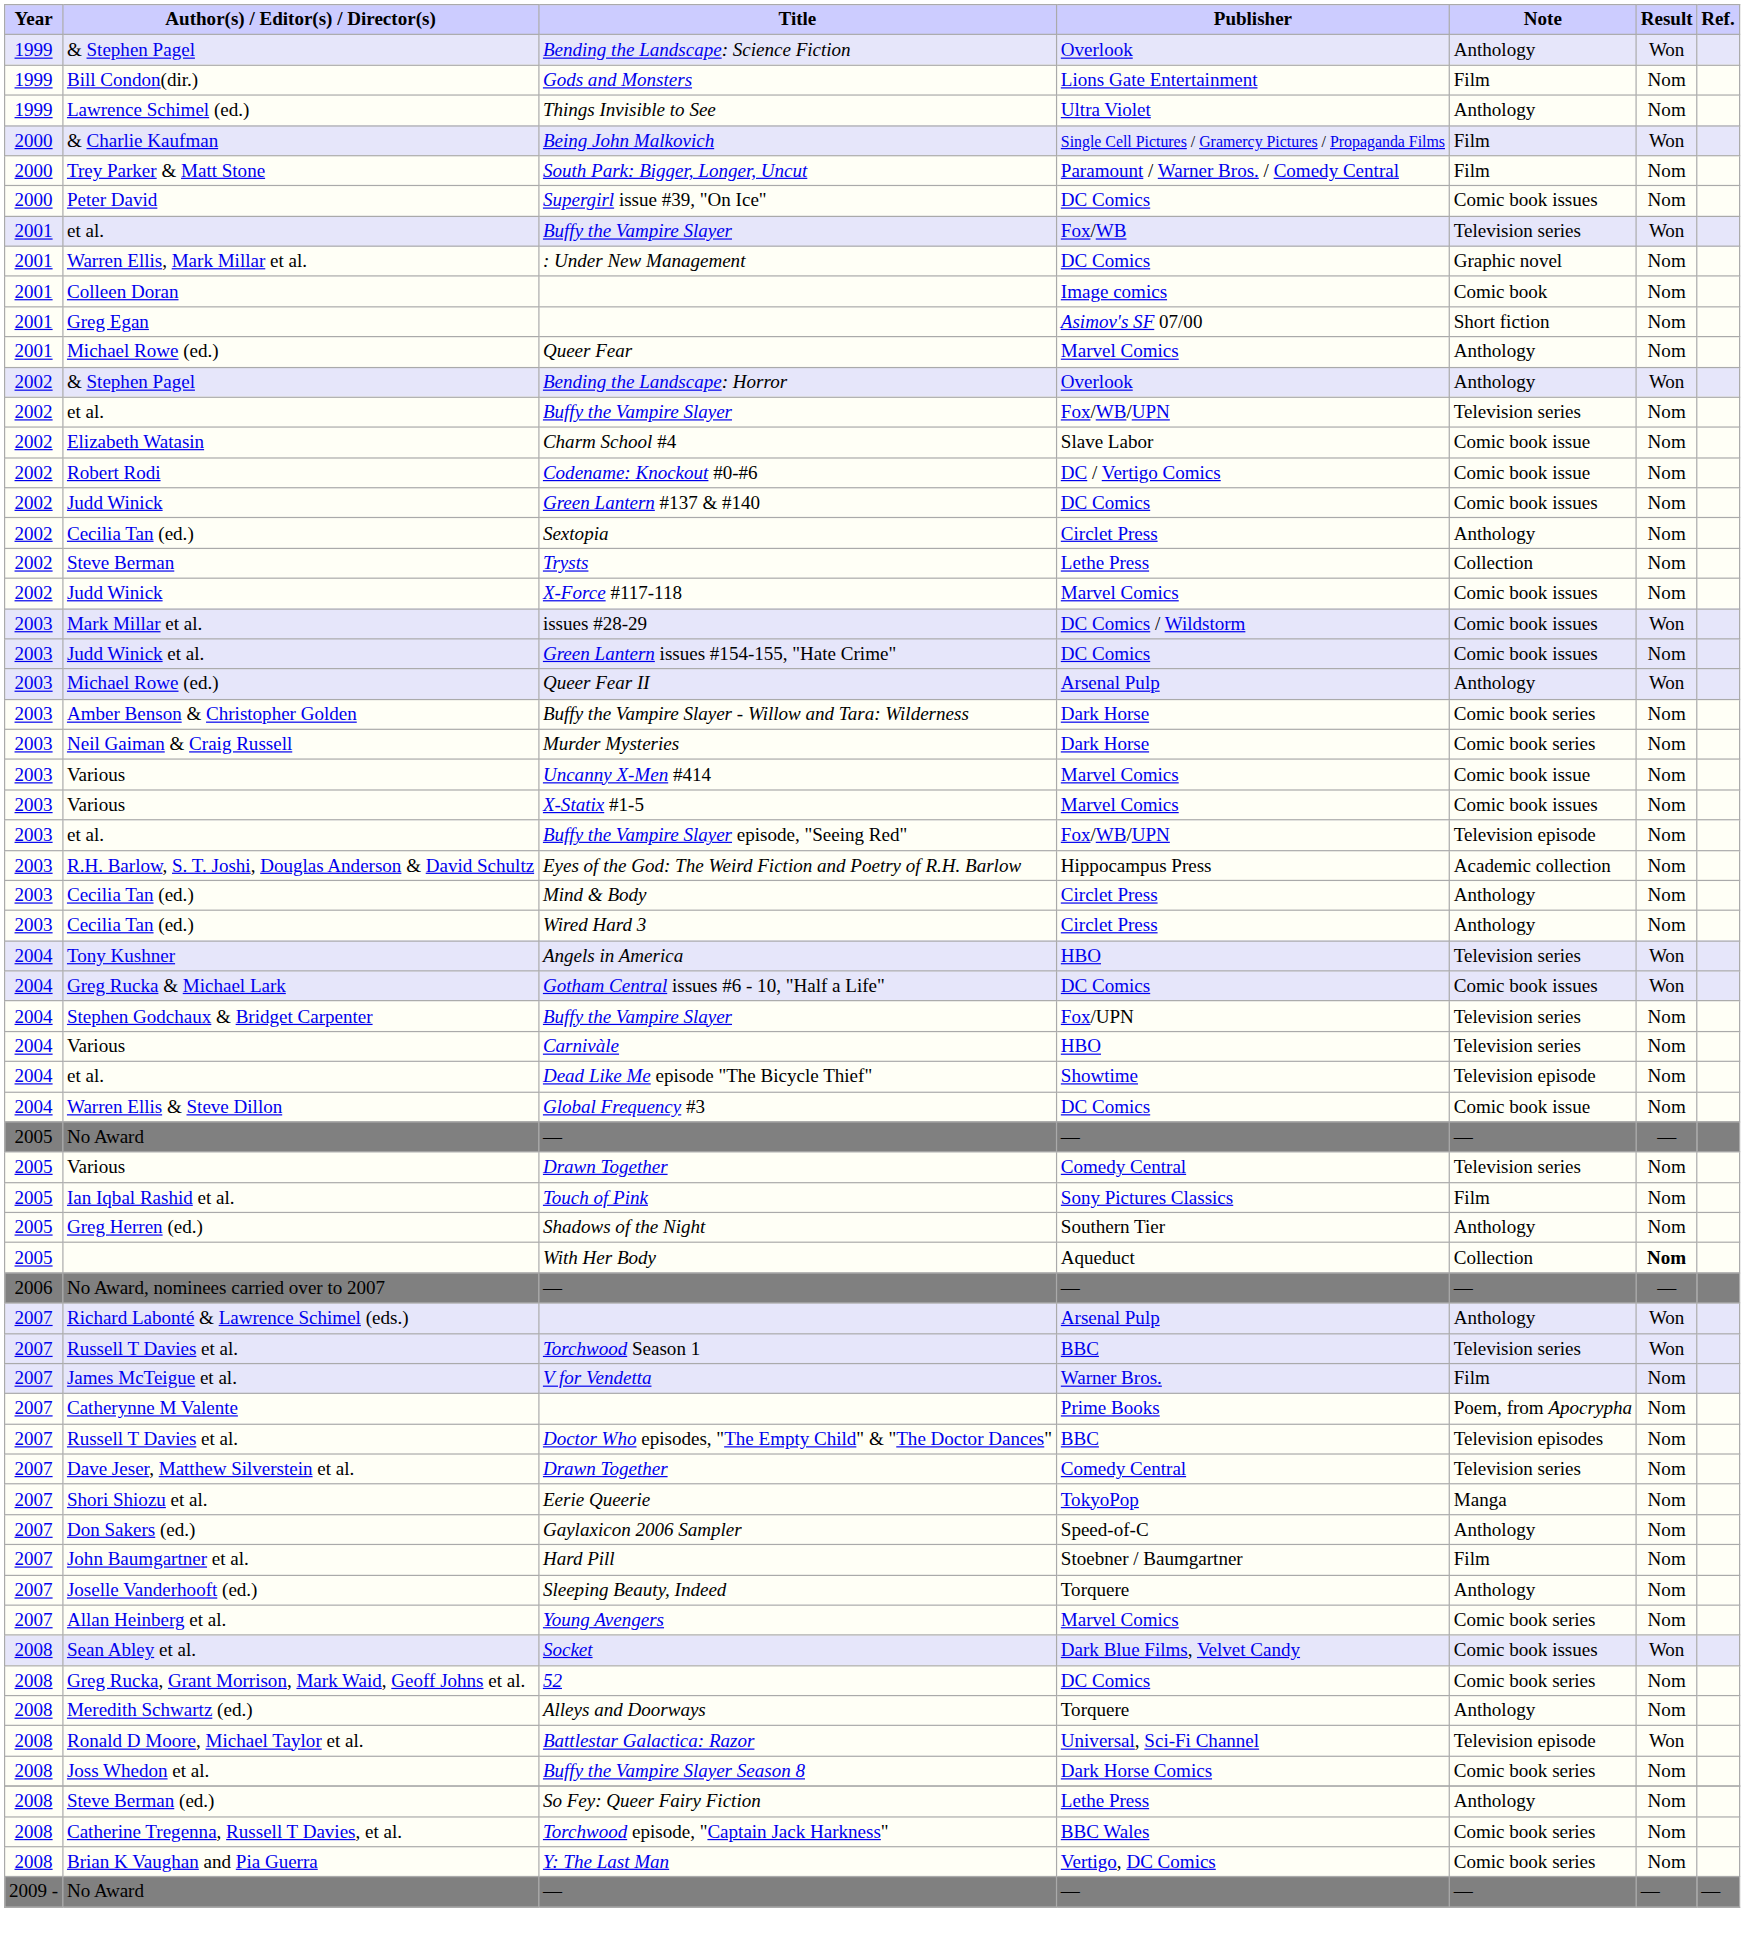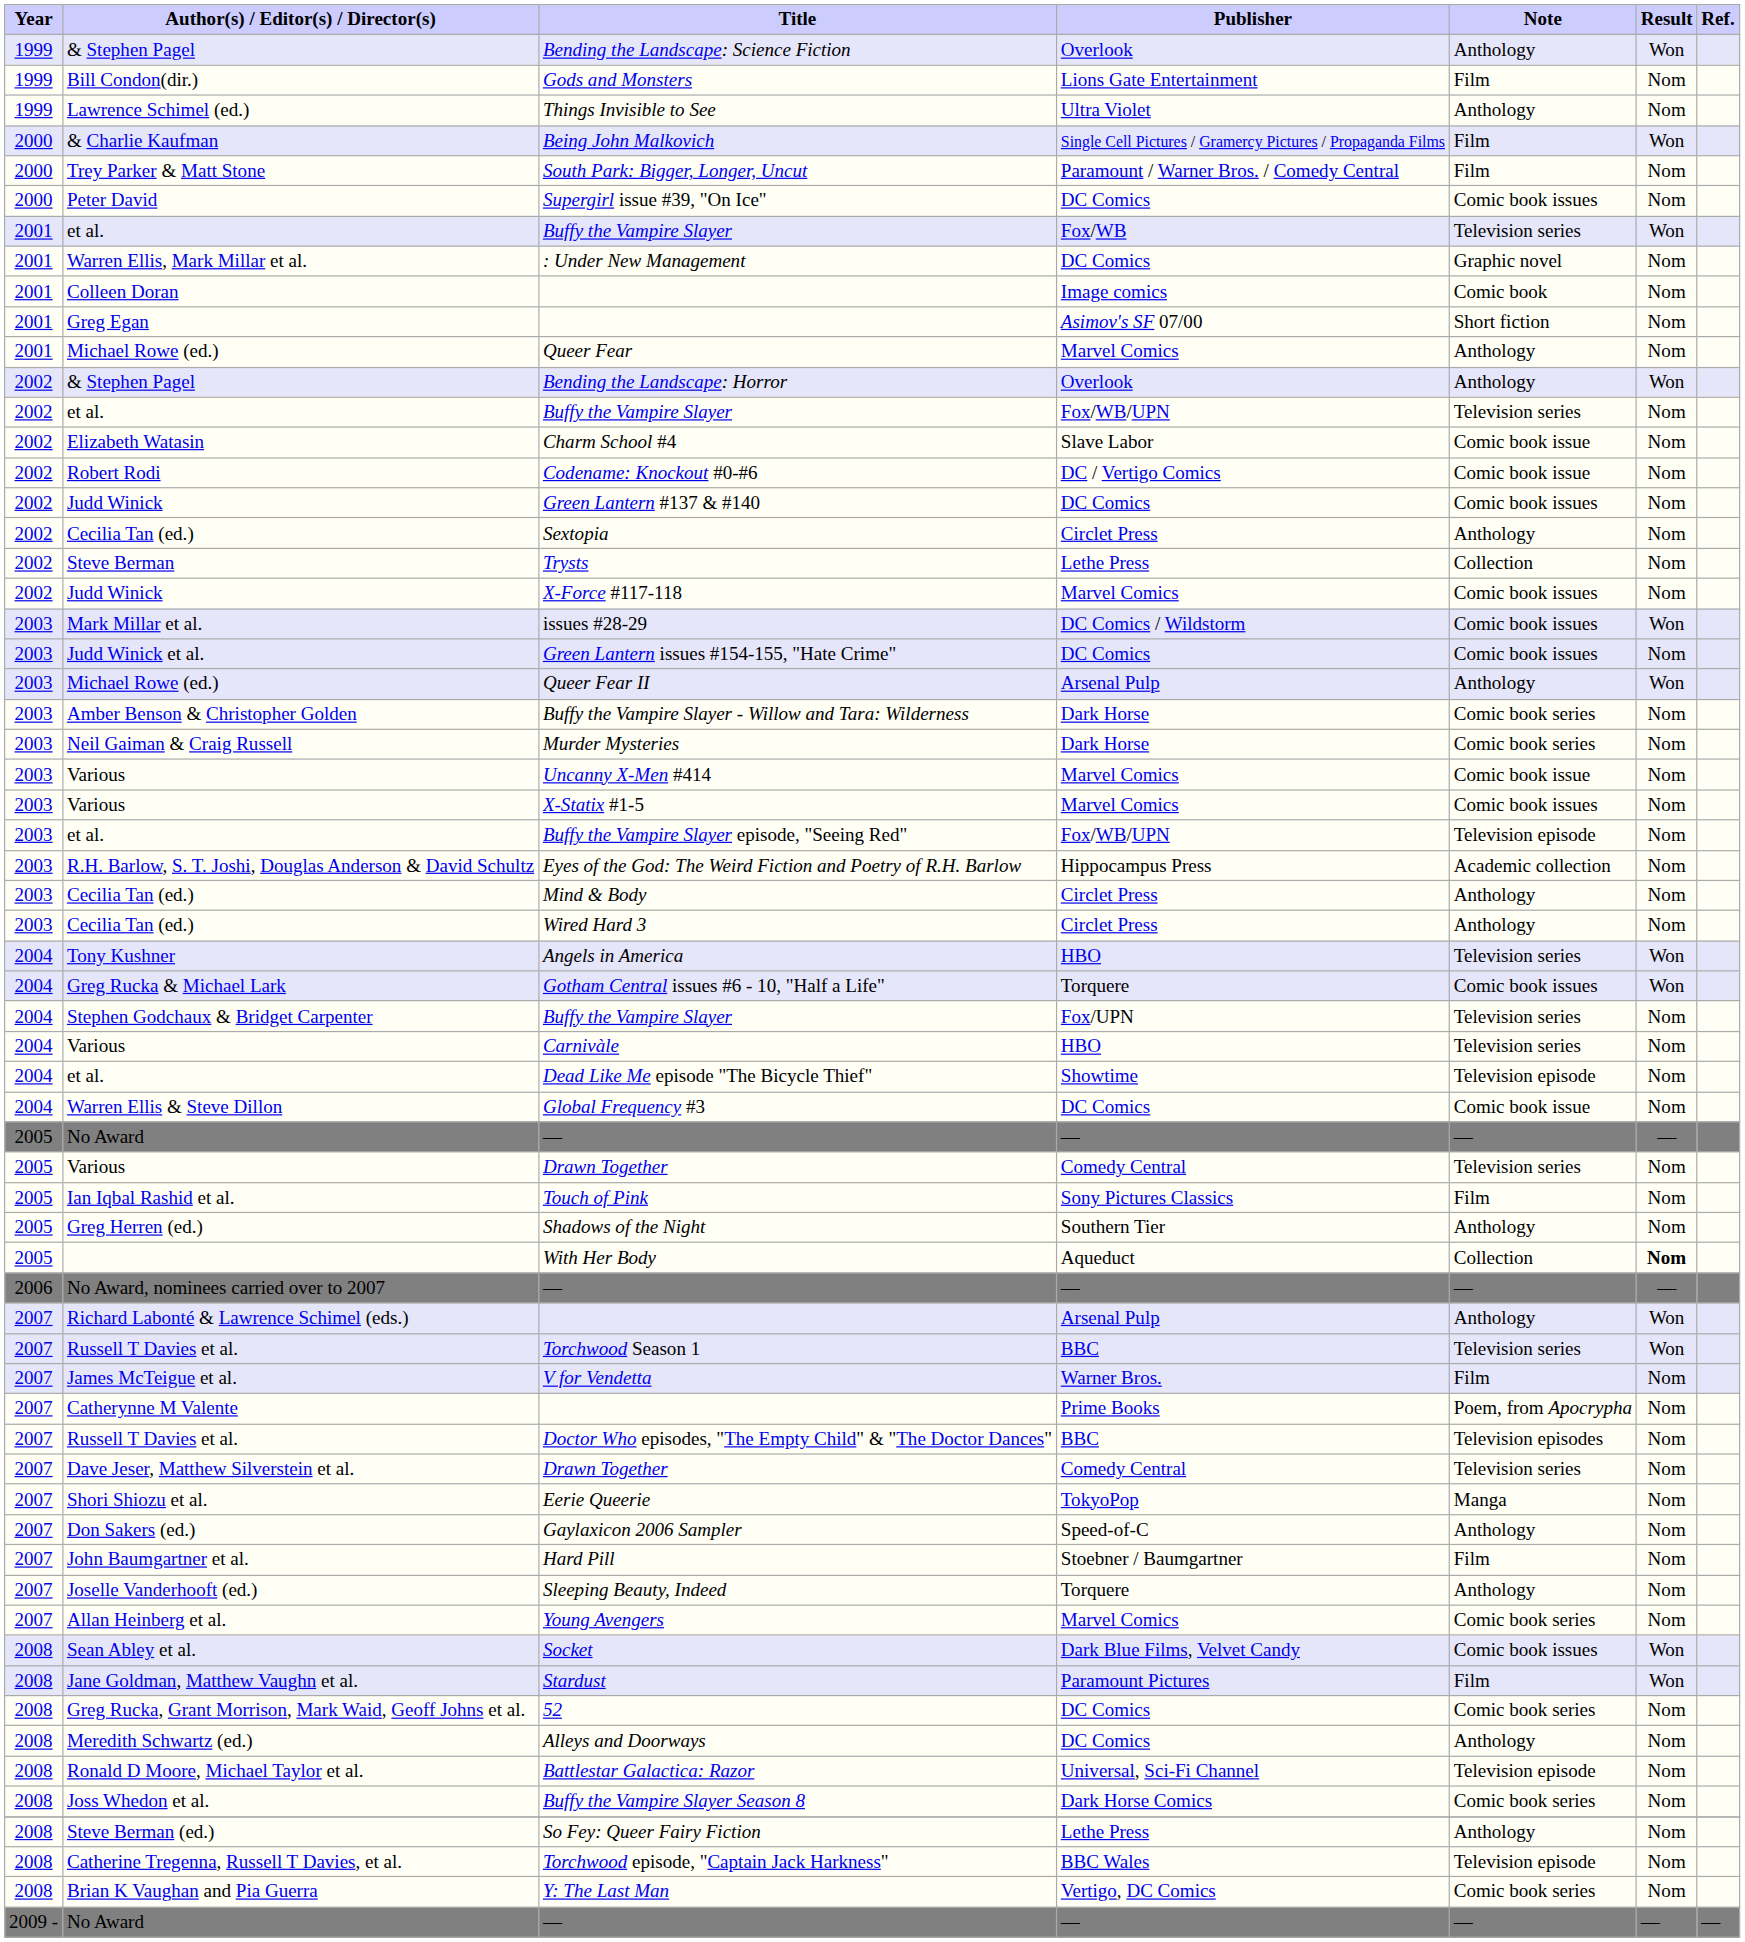(1106, 985) DC Comics -> (1095, 985) Torquere
+ row: (34, 1680)
(1095, 1710) Torquere -> (1106, 1740) DC Comics
(1667, 1740) Won -> (1667, 1770) Nom
(1525, 1831) Comic book series -> (1525, 1861) Television episode
